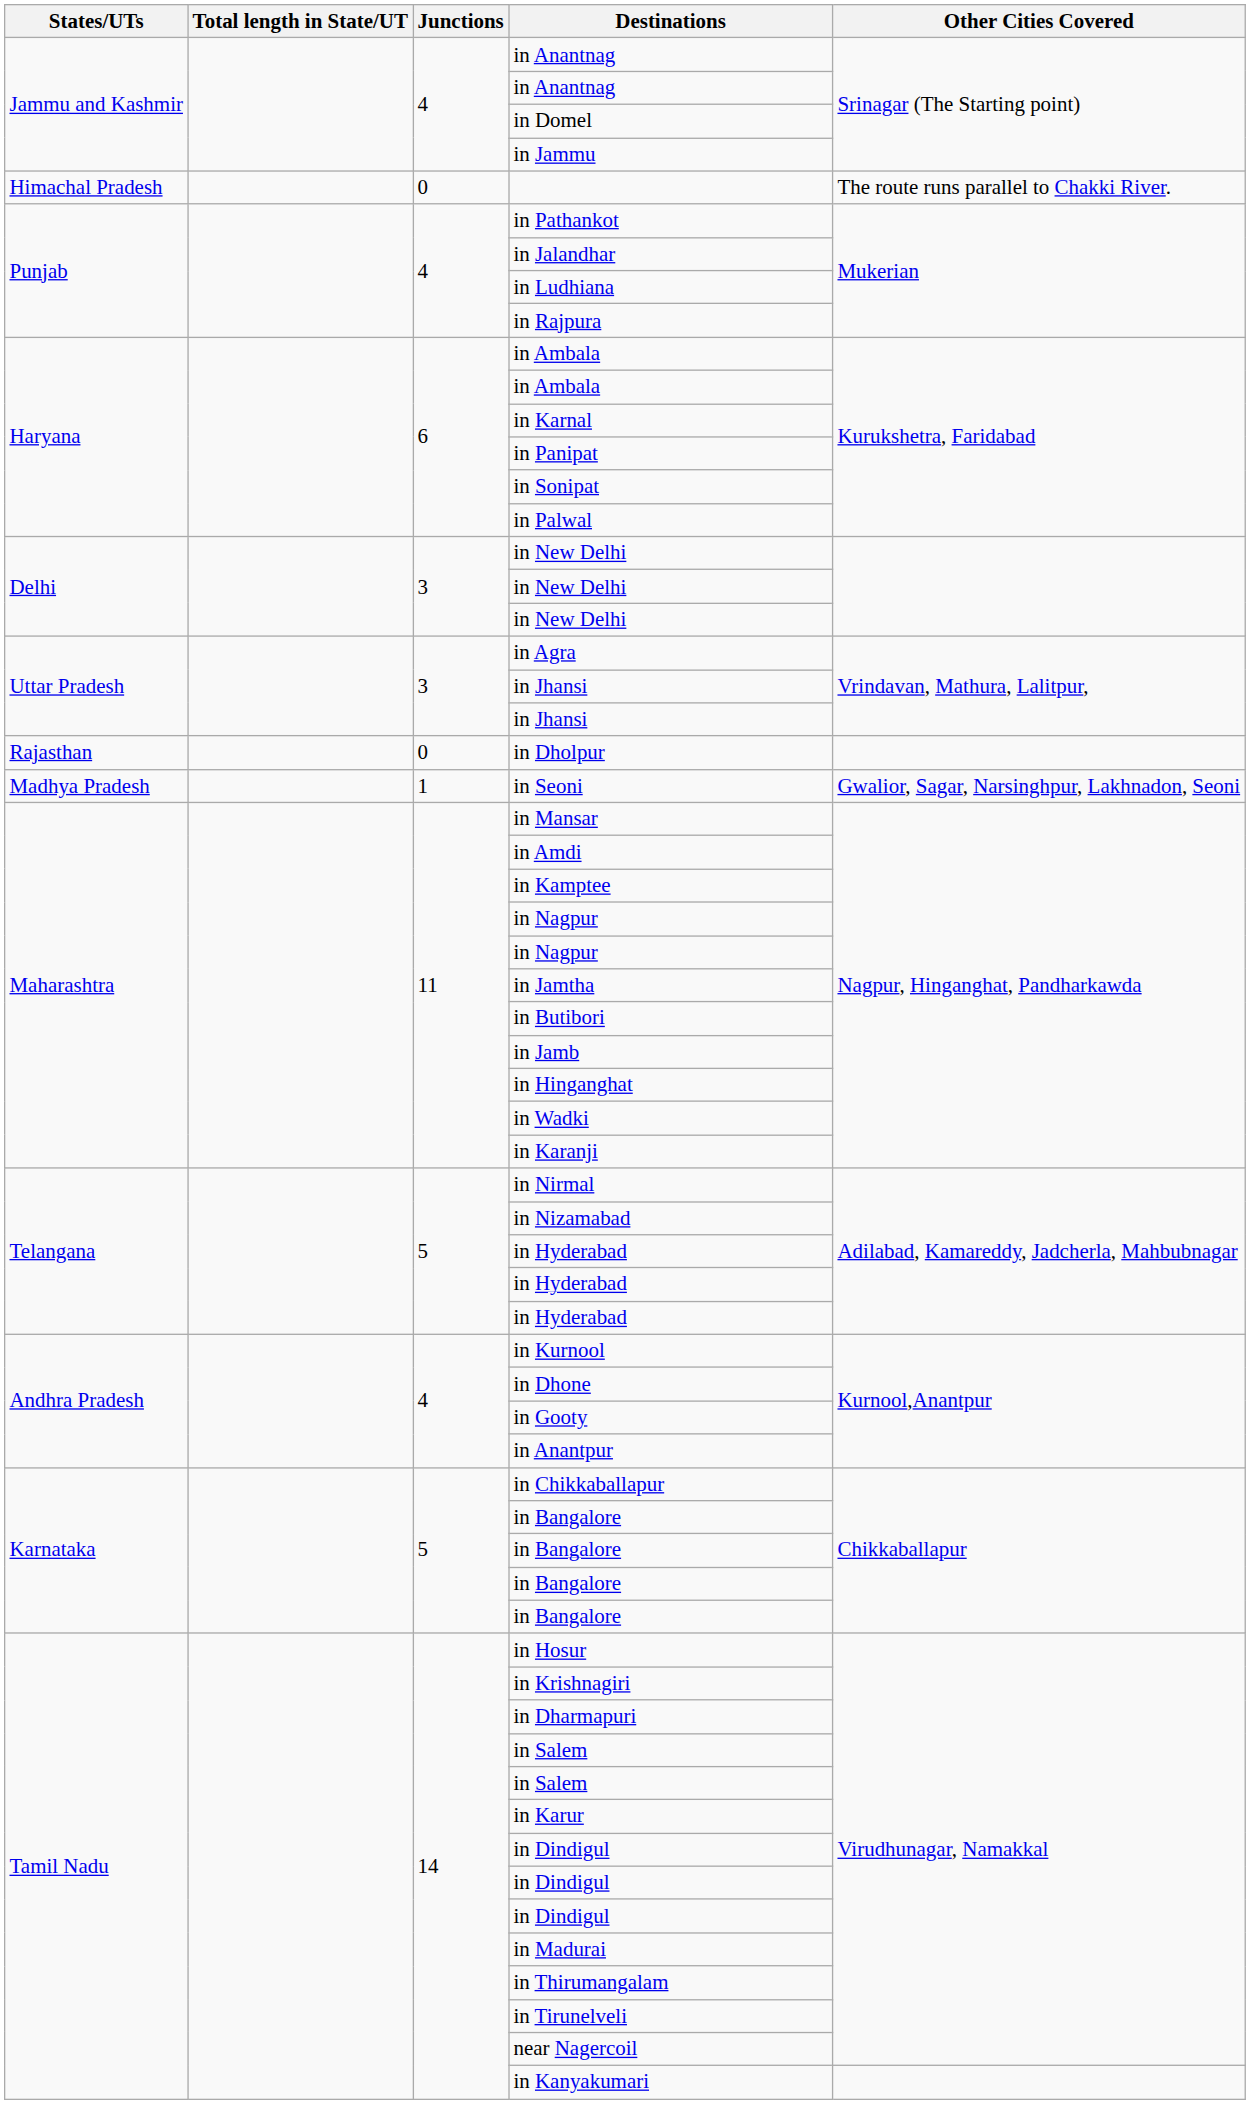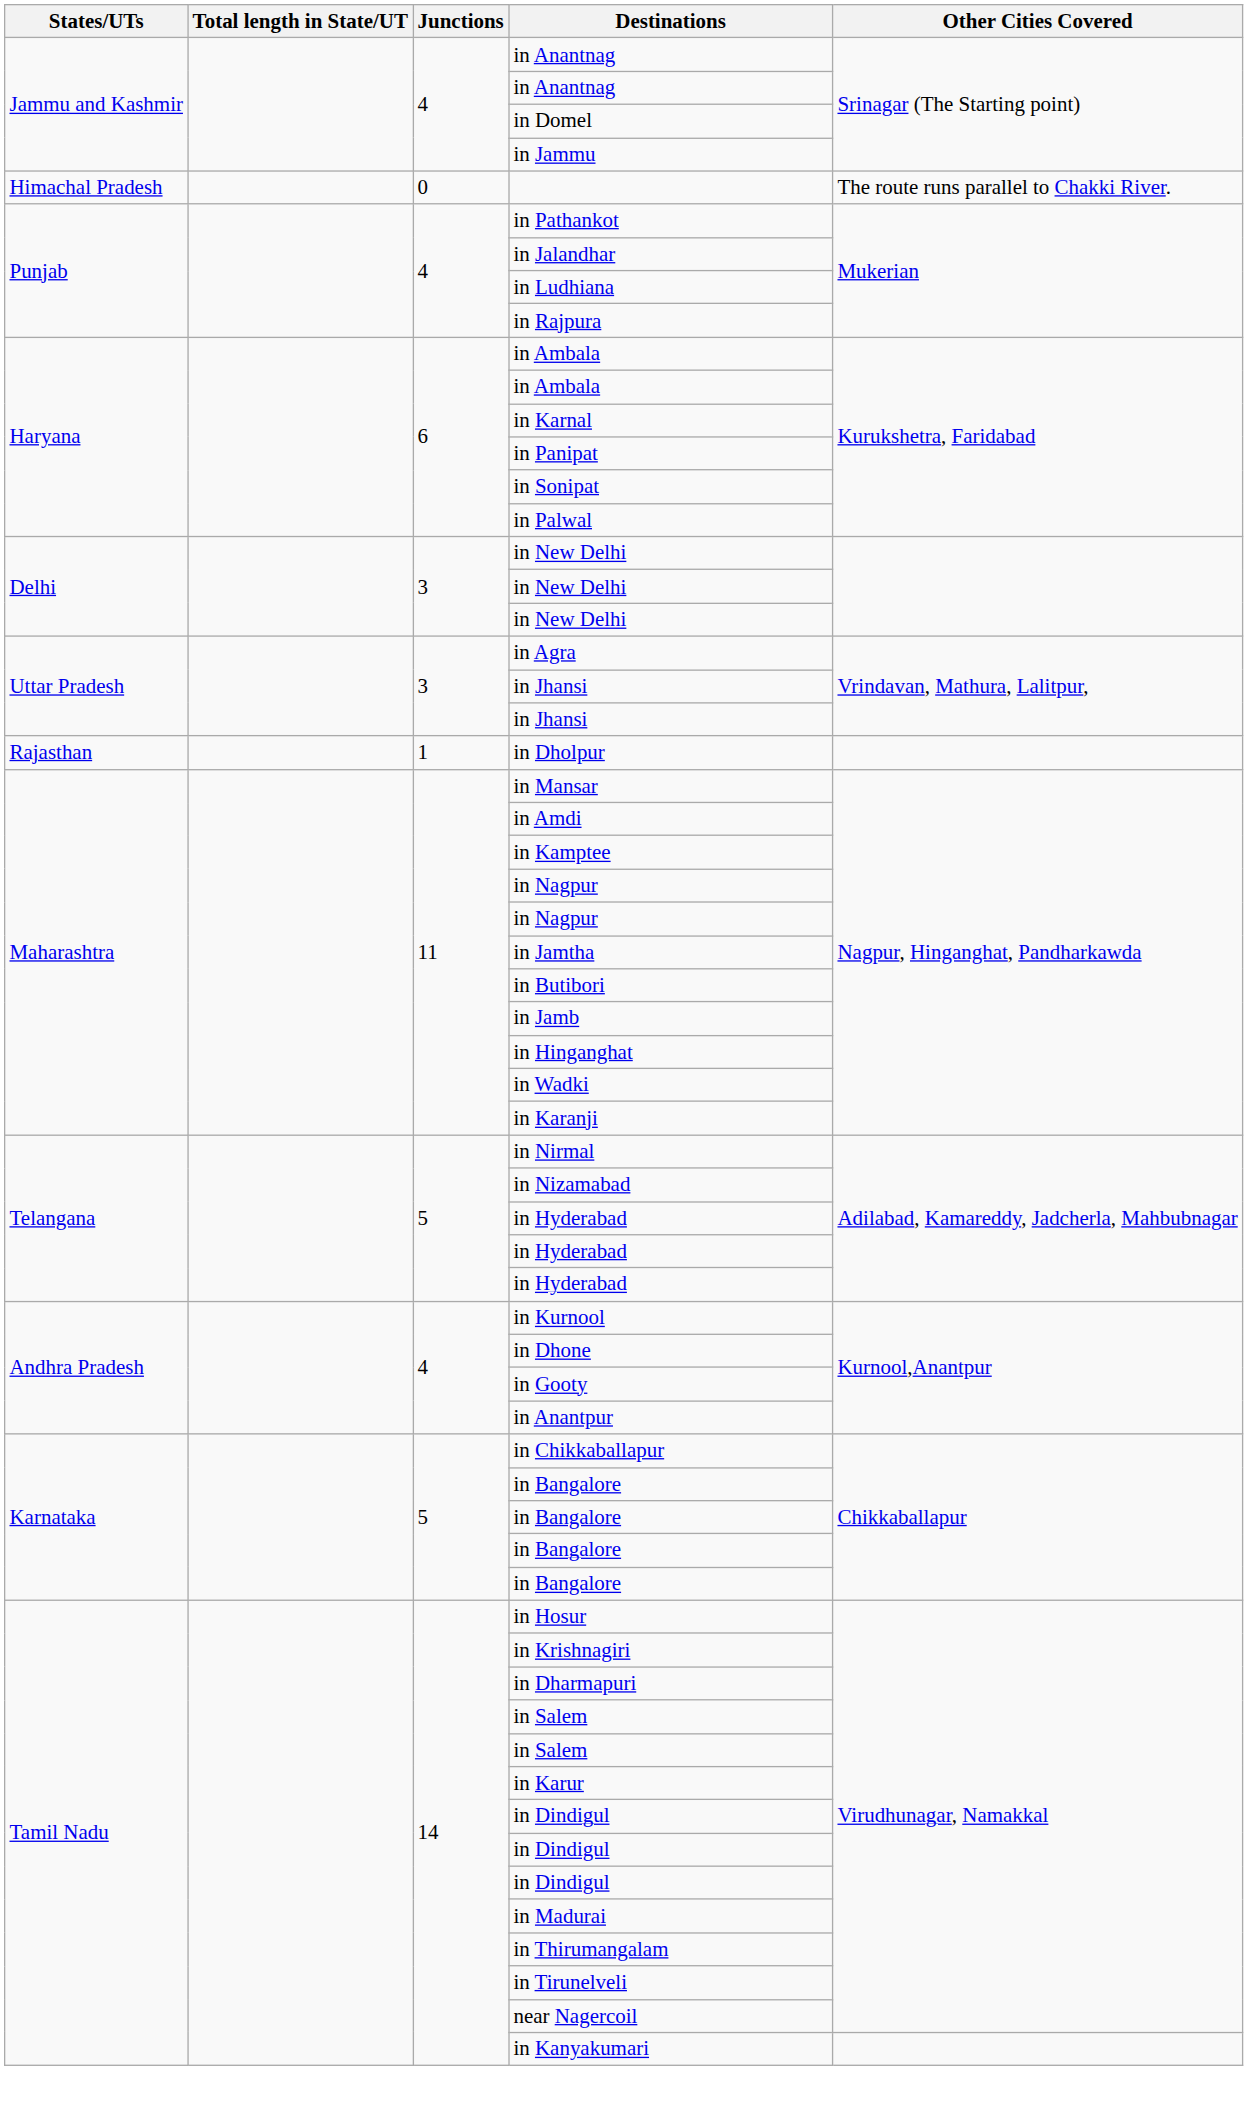(423, 752) 0 -> (423, 752) 1
- row: (80, 785)
